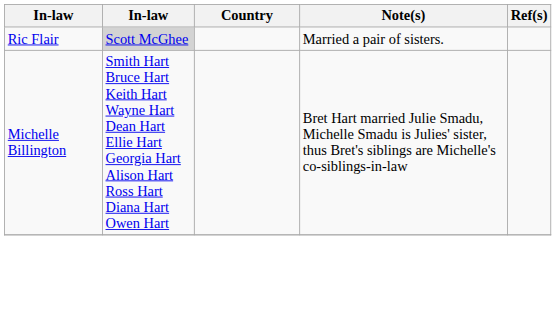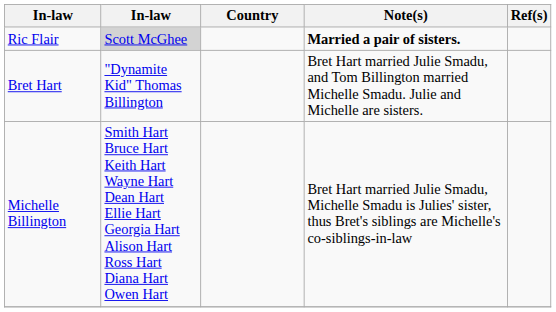(373, 38) normal -> (384, 38) bold
+ row: (35, 85)
